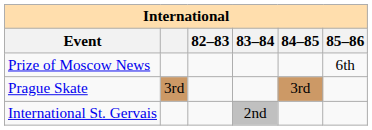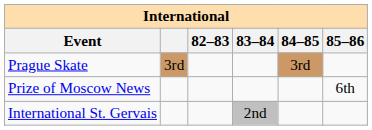rows swapped: (48, 88) <-> (79, 64)
